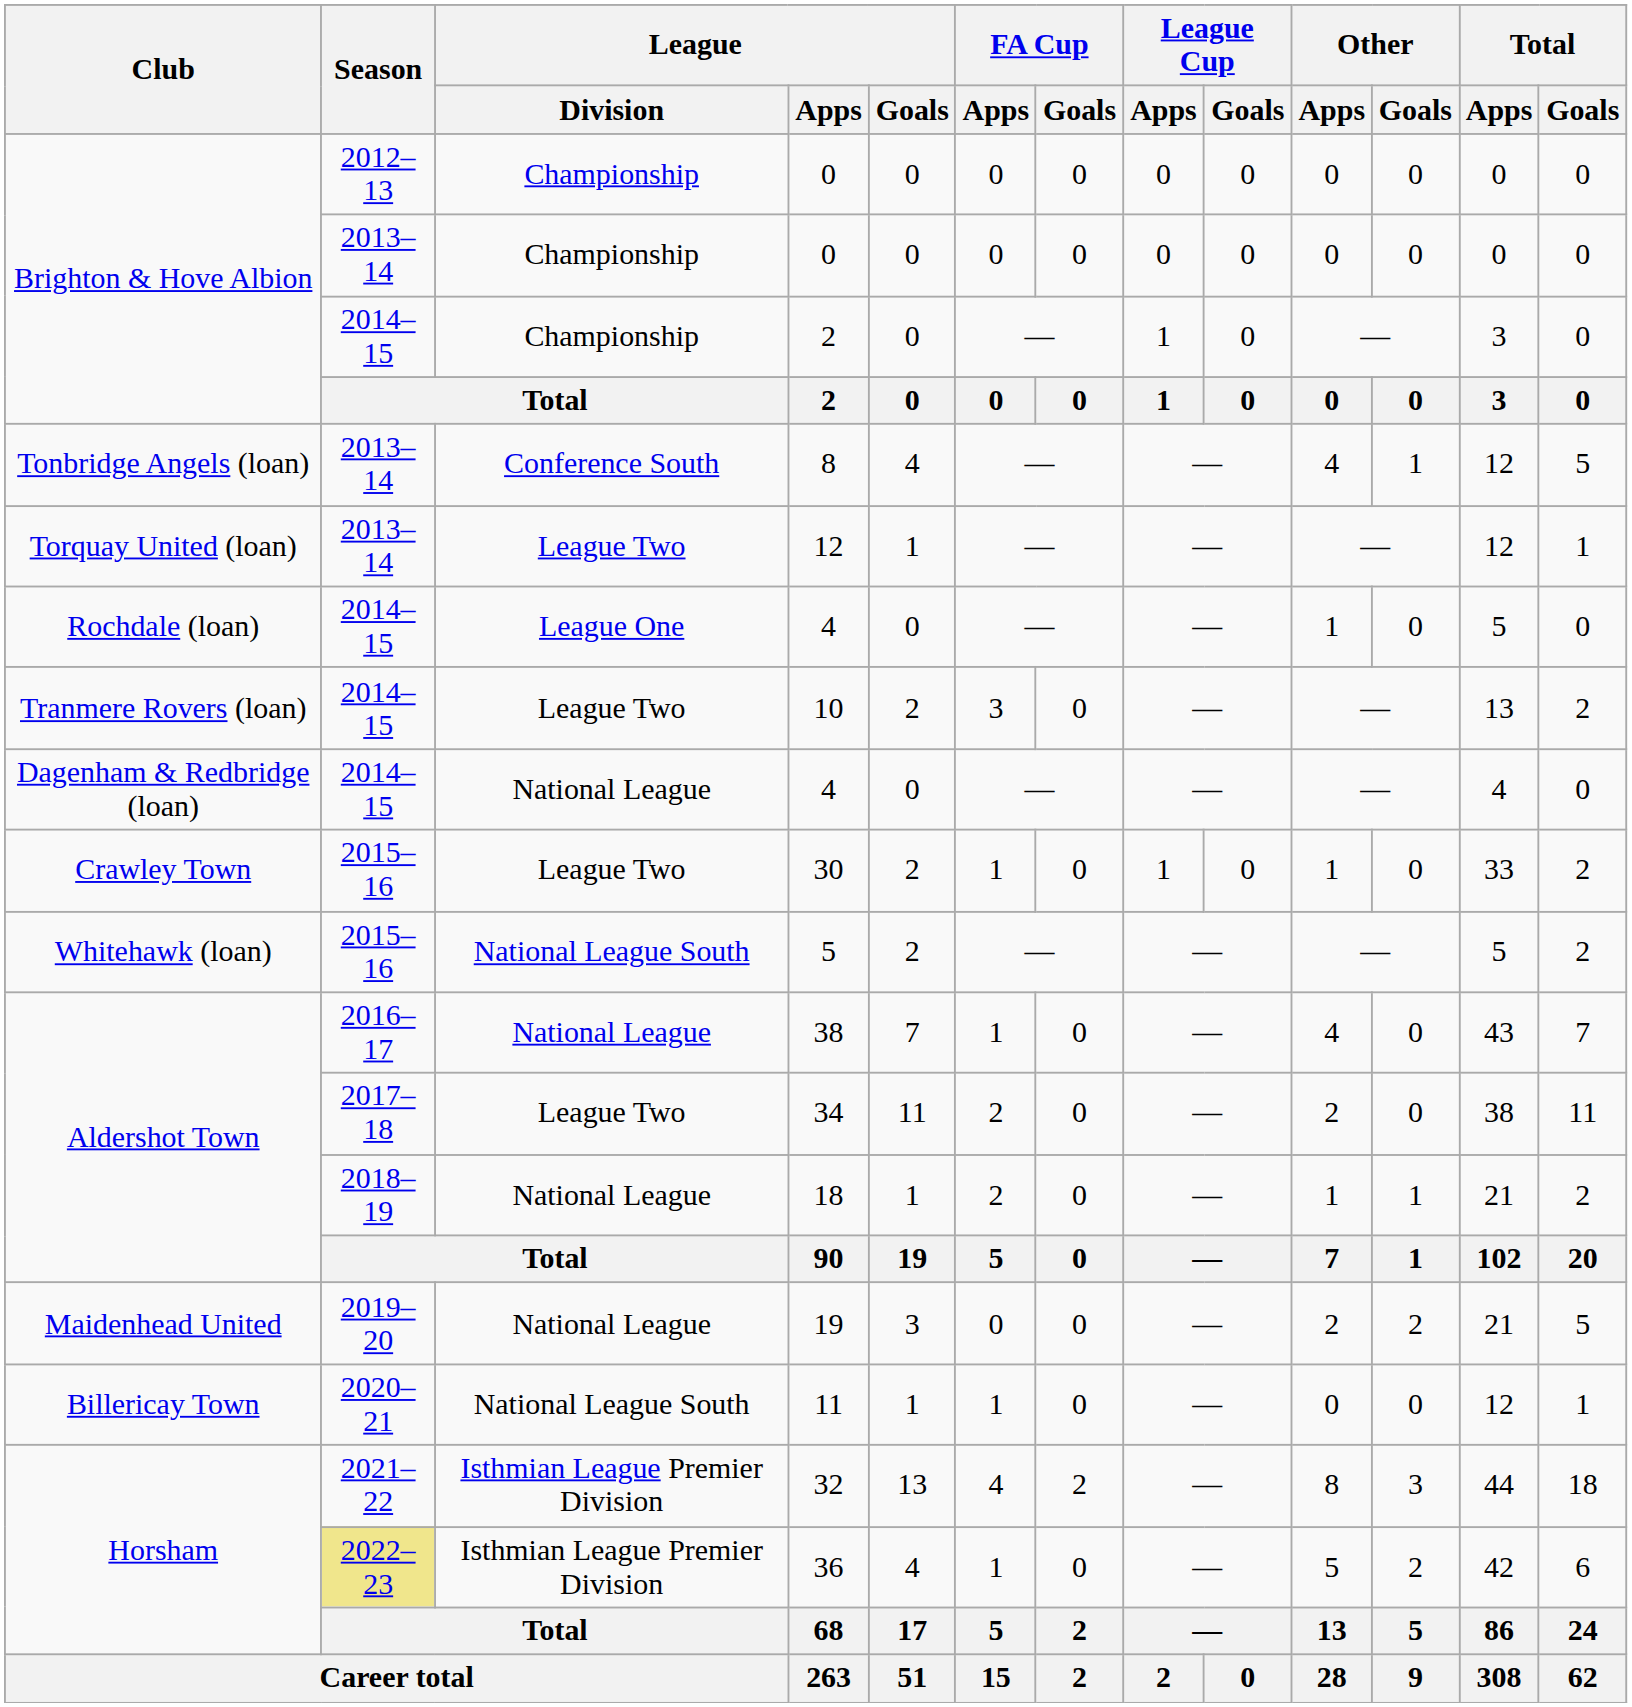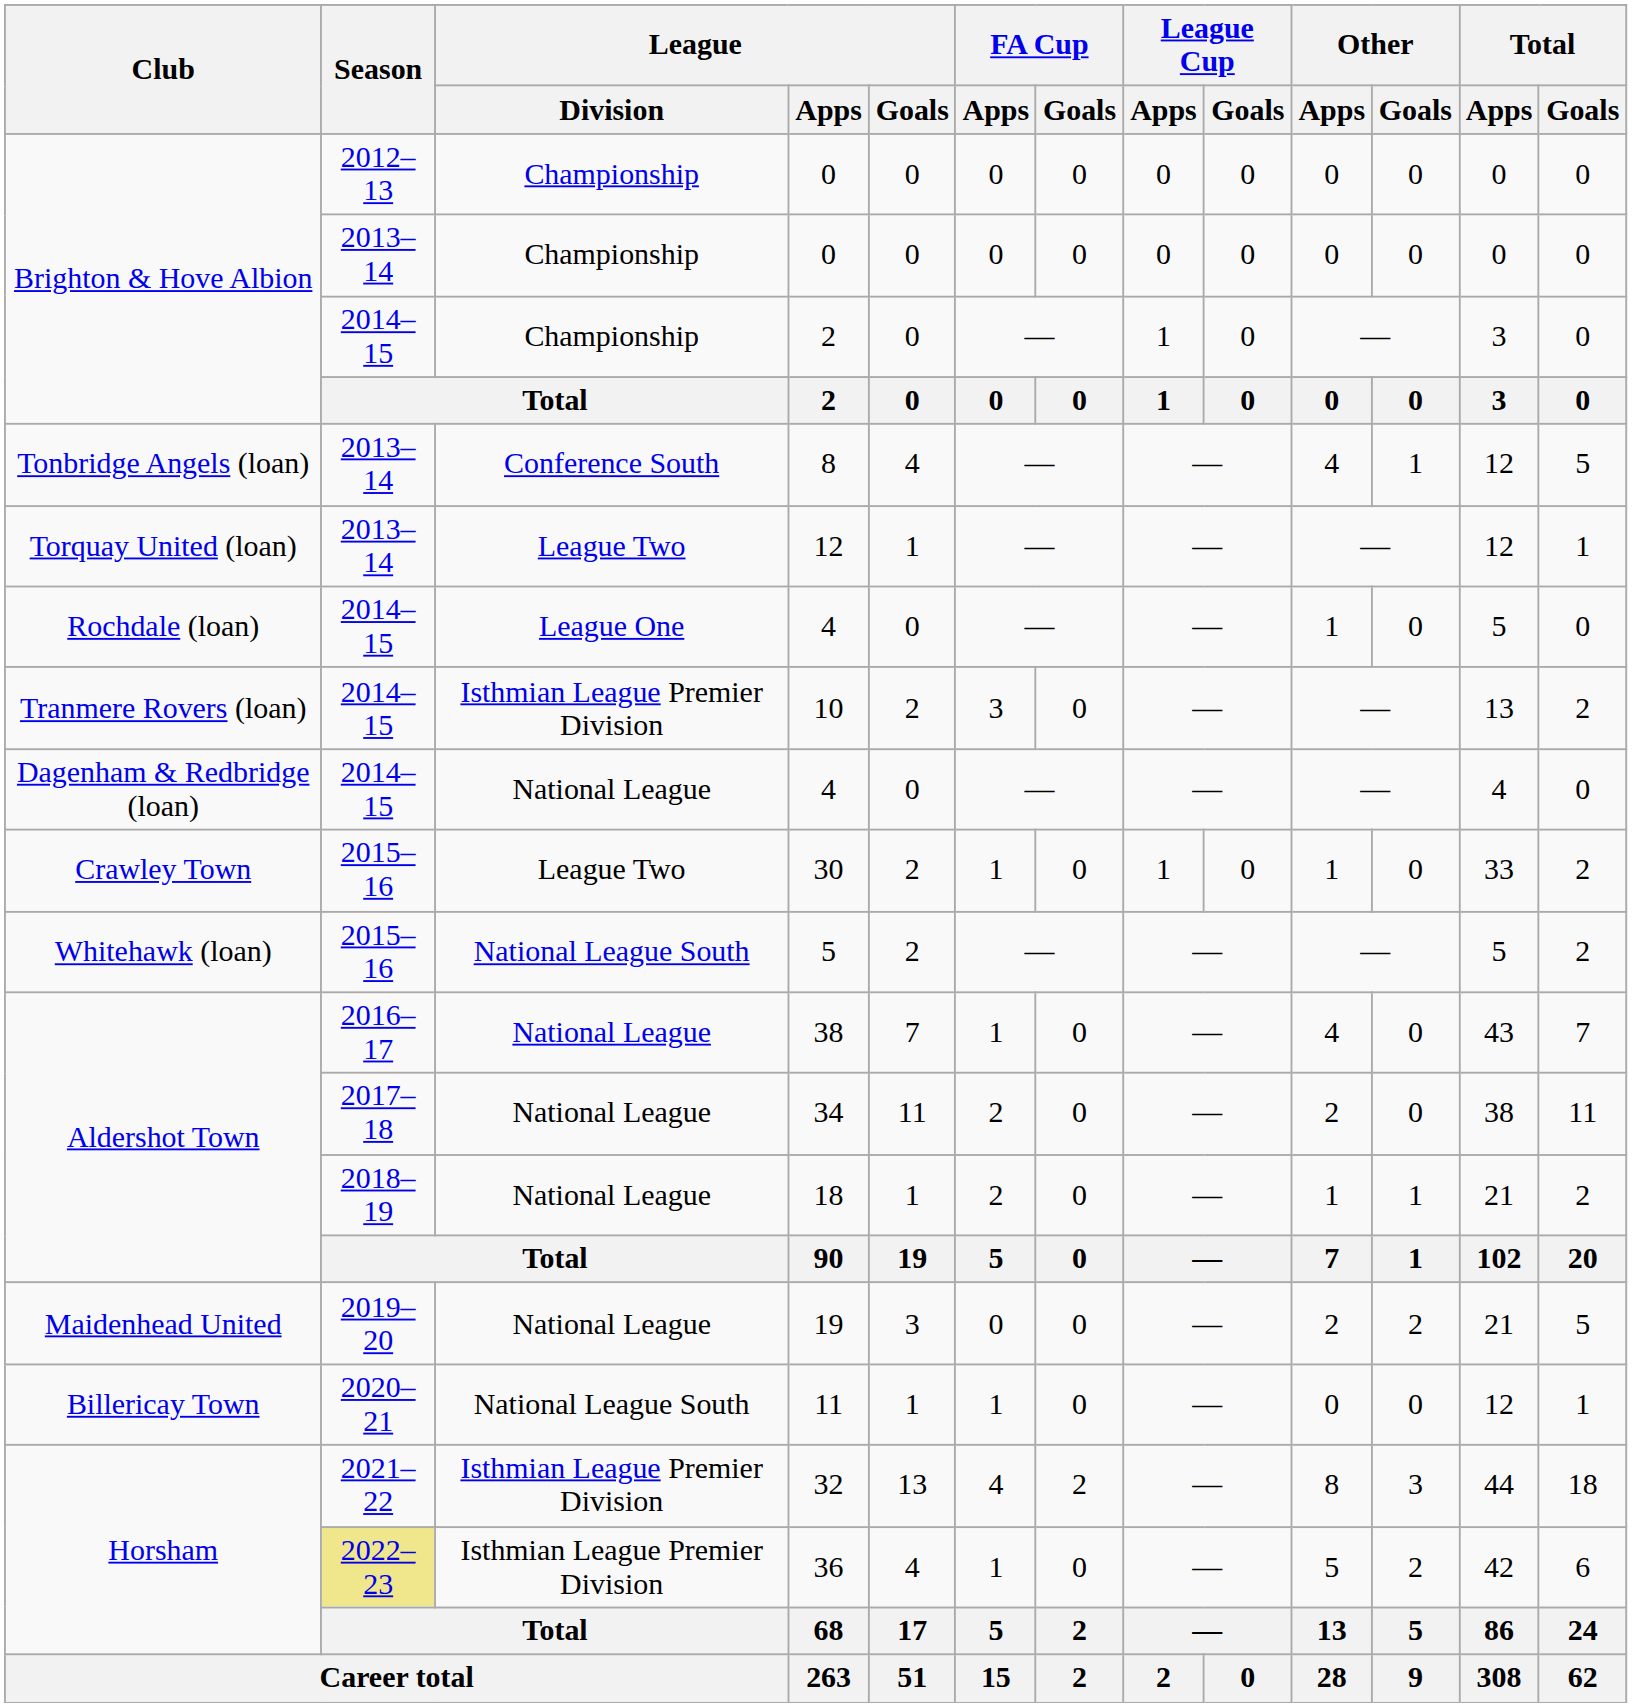(612, 707) League Two -> (612, 707) Isthmian League Premier Division
(612, 1113) League Two -> (612, 1113) National League
